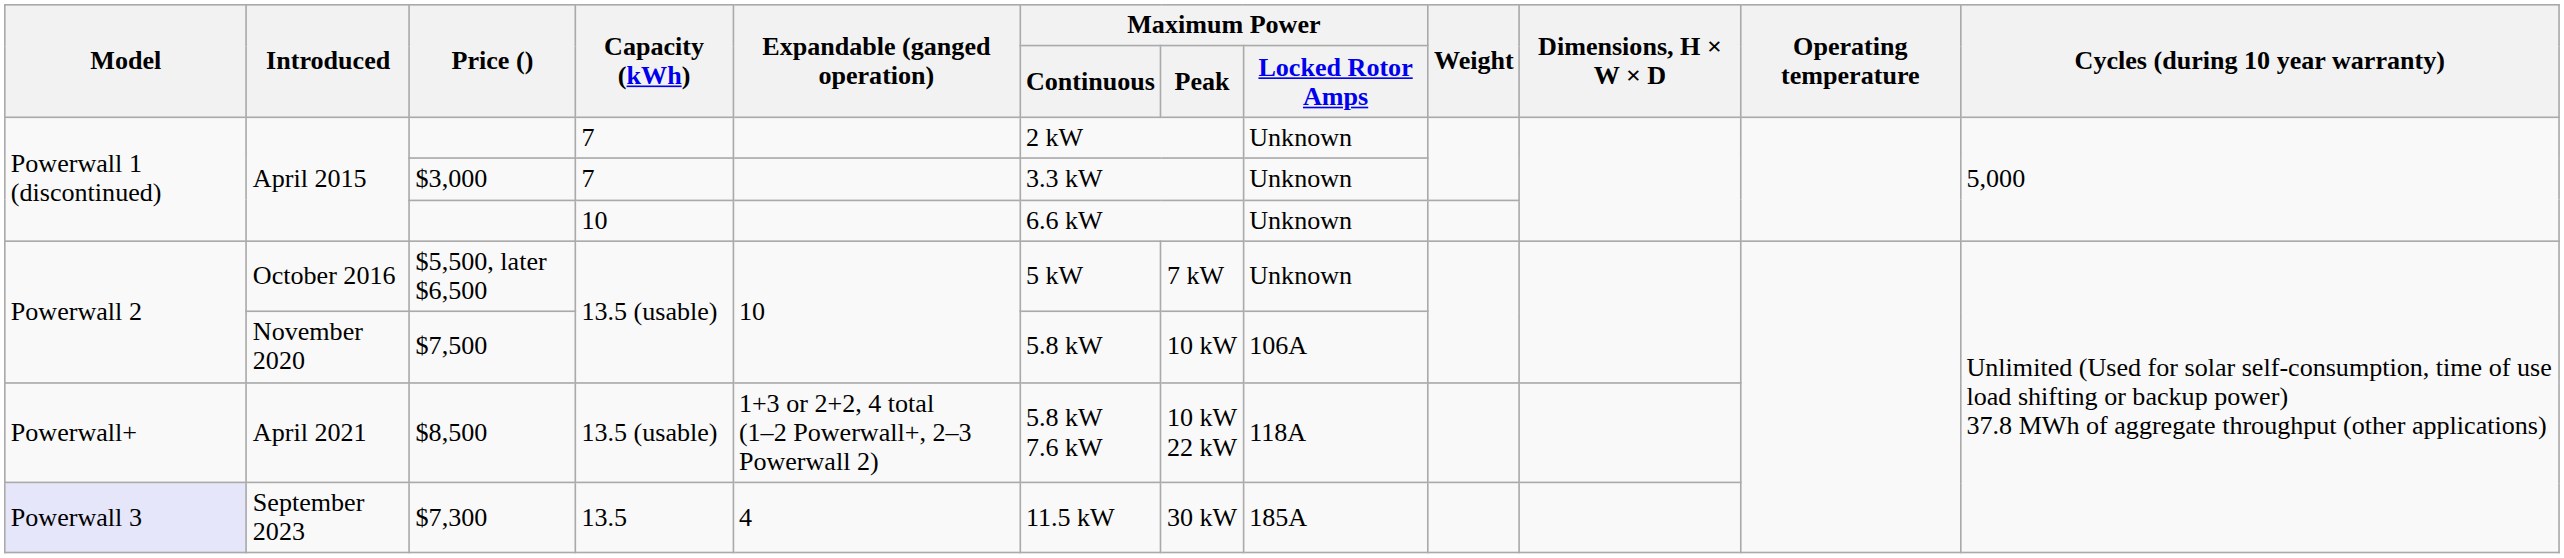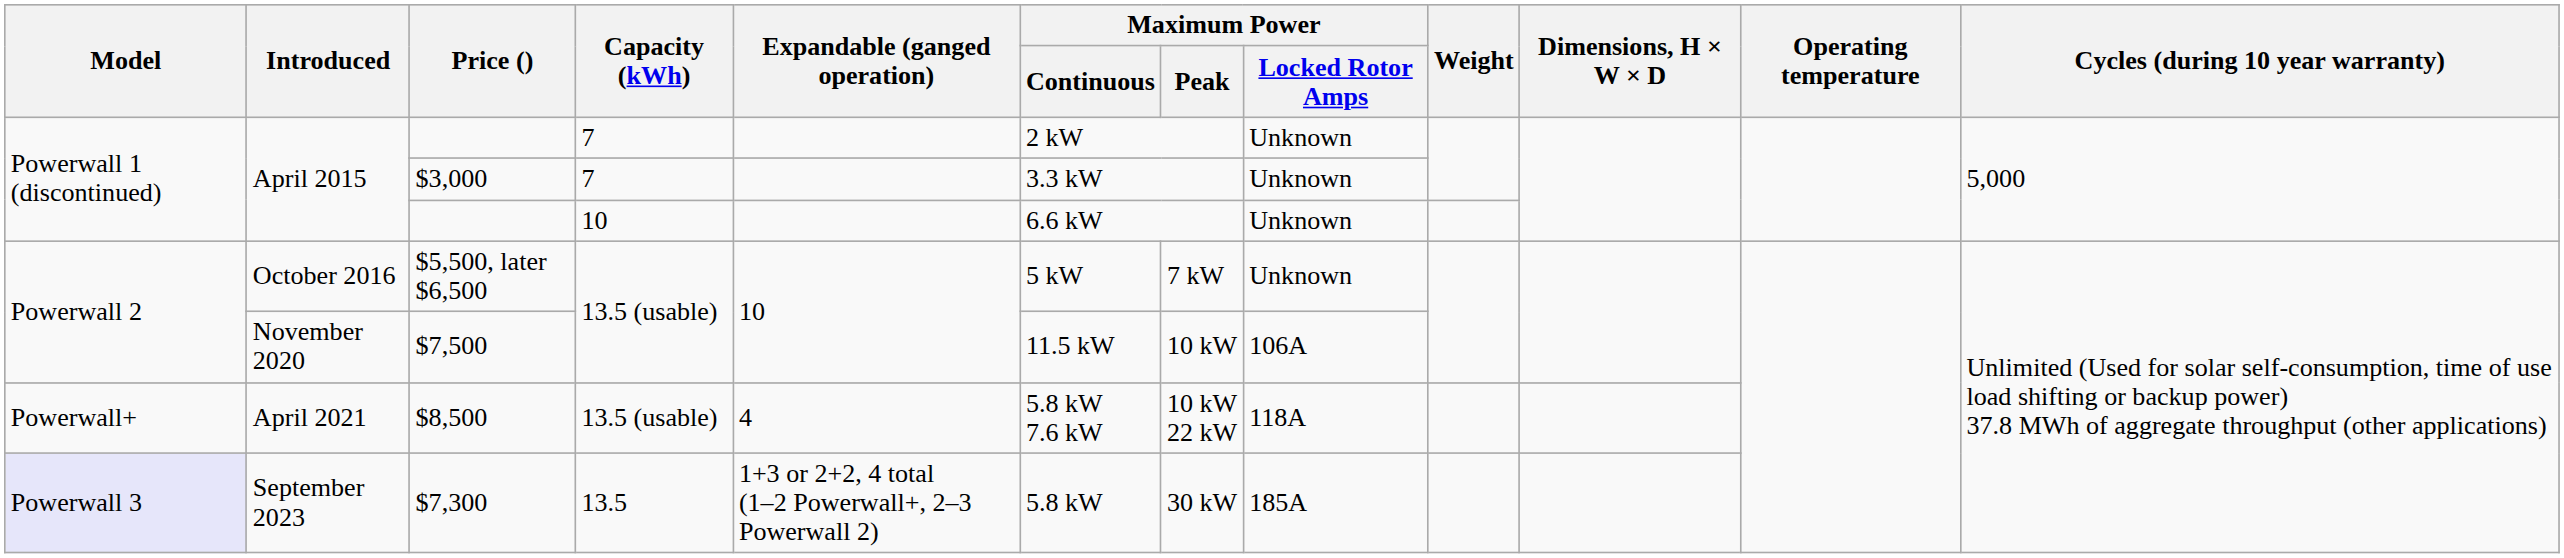(1064, 346) 5.8 kW -> (1070, 346) 11.5 kW
(855, 432) 1+3 or 2+2, 4 total (1–2 Powerwall+, 2–3 Powerwall 2) -> (745, 417) 4
(745, 517) 4 -> (855, 502) 1+3 or 2+2, 4 total (1–2 Powerwall+, 2–3 Powerwall 2)
(1070, 517) 11.5 kW -> (1064, 502) 5.8 kW
